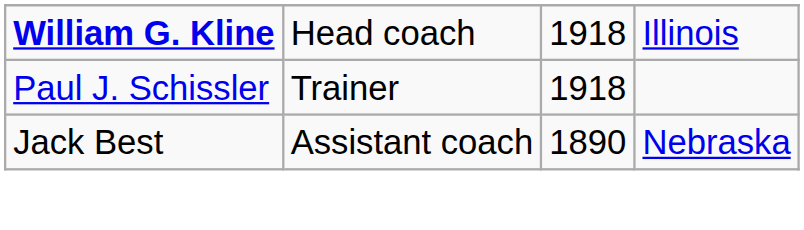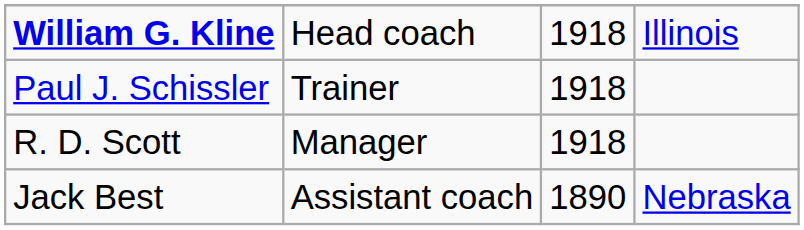+ row: (97, 142)
